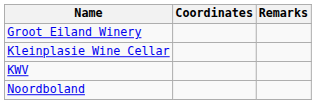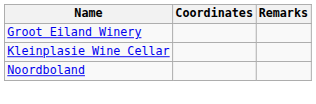- row: (18, 71)
